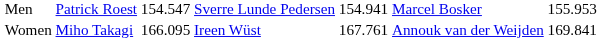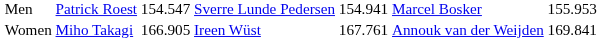(166, 30) 166.095 -> (166, 30) 166.905
